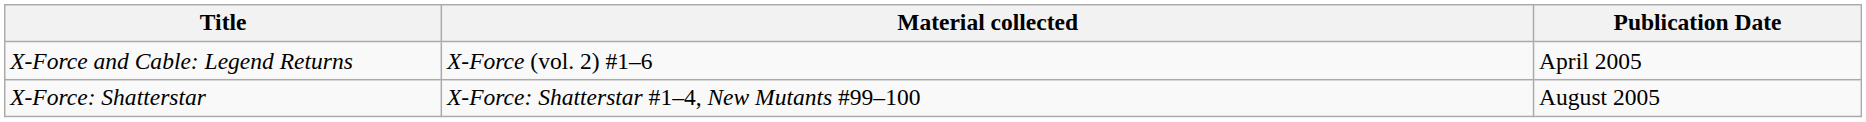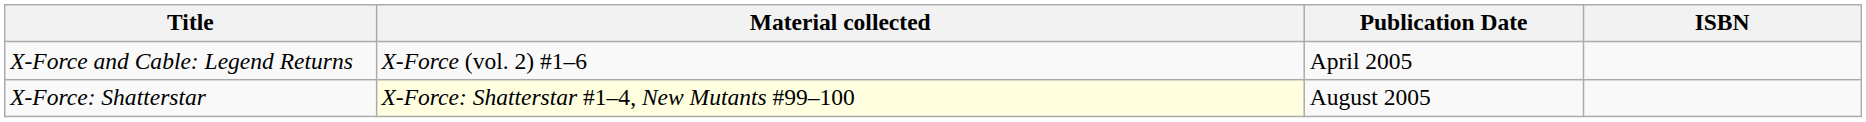+ column: (1722, 23)
(684, 97) no background -> (618, 97) lightyellow background
